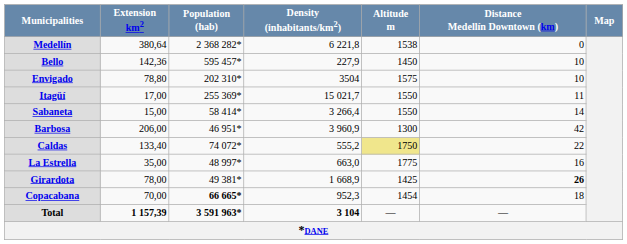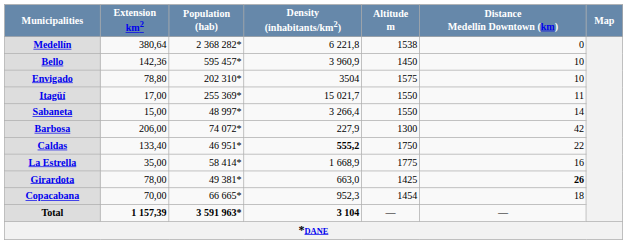(348, 62) 227,9 -> (344, 62) 3 960,9
(225, 112) 58 414* -> (225, 112) 48 997*
(225, 129) 46 951* -> (225, 129) 74 072*
(344, 129) 3 960,9 -> (348, 129) 227,9
(225, 146) 74 072* -> (225, 146) 46 951*
(348, 146) normal -> (348, 146) bold
(407, 146) khaki background -> (407, 146) no background
(225, 163) 48 997* -> (225, 163) 58 414*
(348, 163) 663,0 -> (344, 163) 1 668,9
(344, 180) 1 668,9 -> (348, 180) 663,0
(225, 196) bold -> (225, 196) normal
